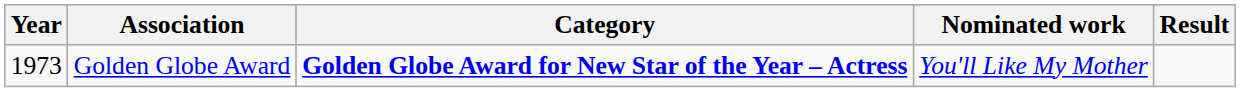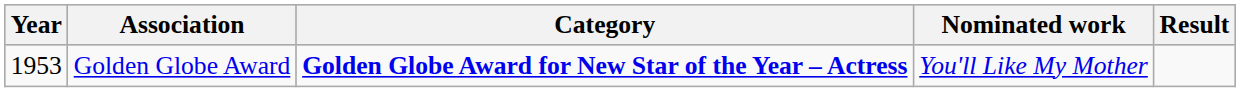(36, 65) 1973 -> (36, 65) 1953
